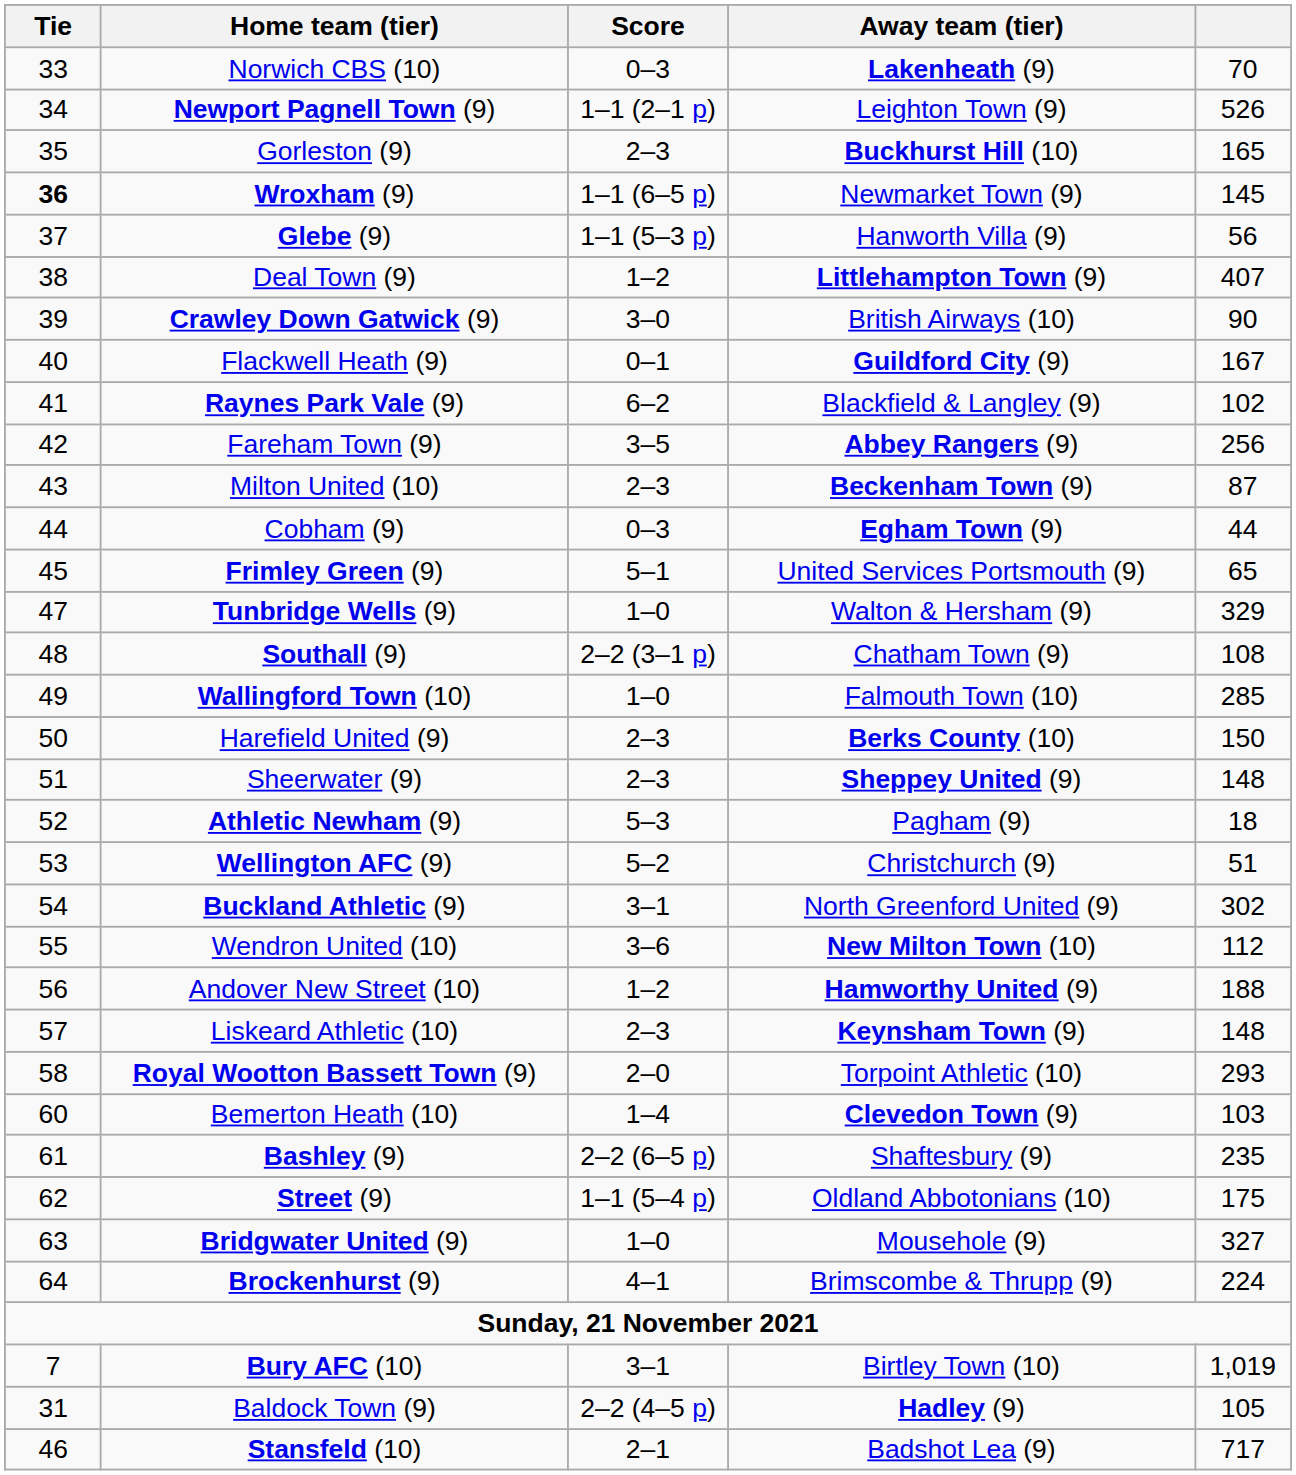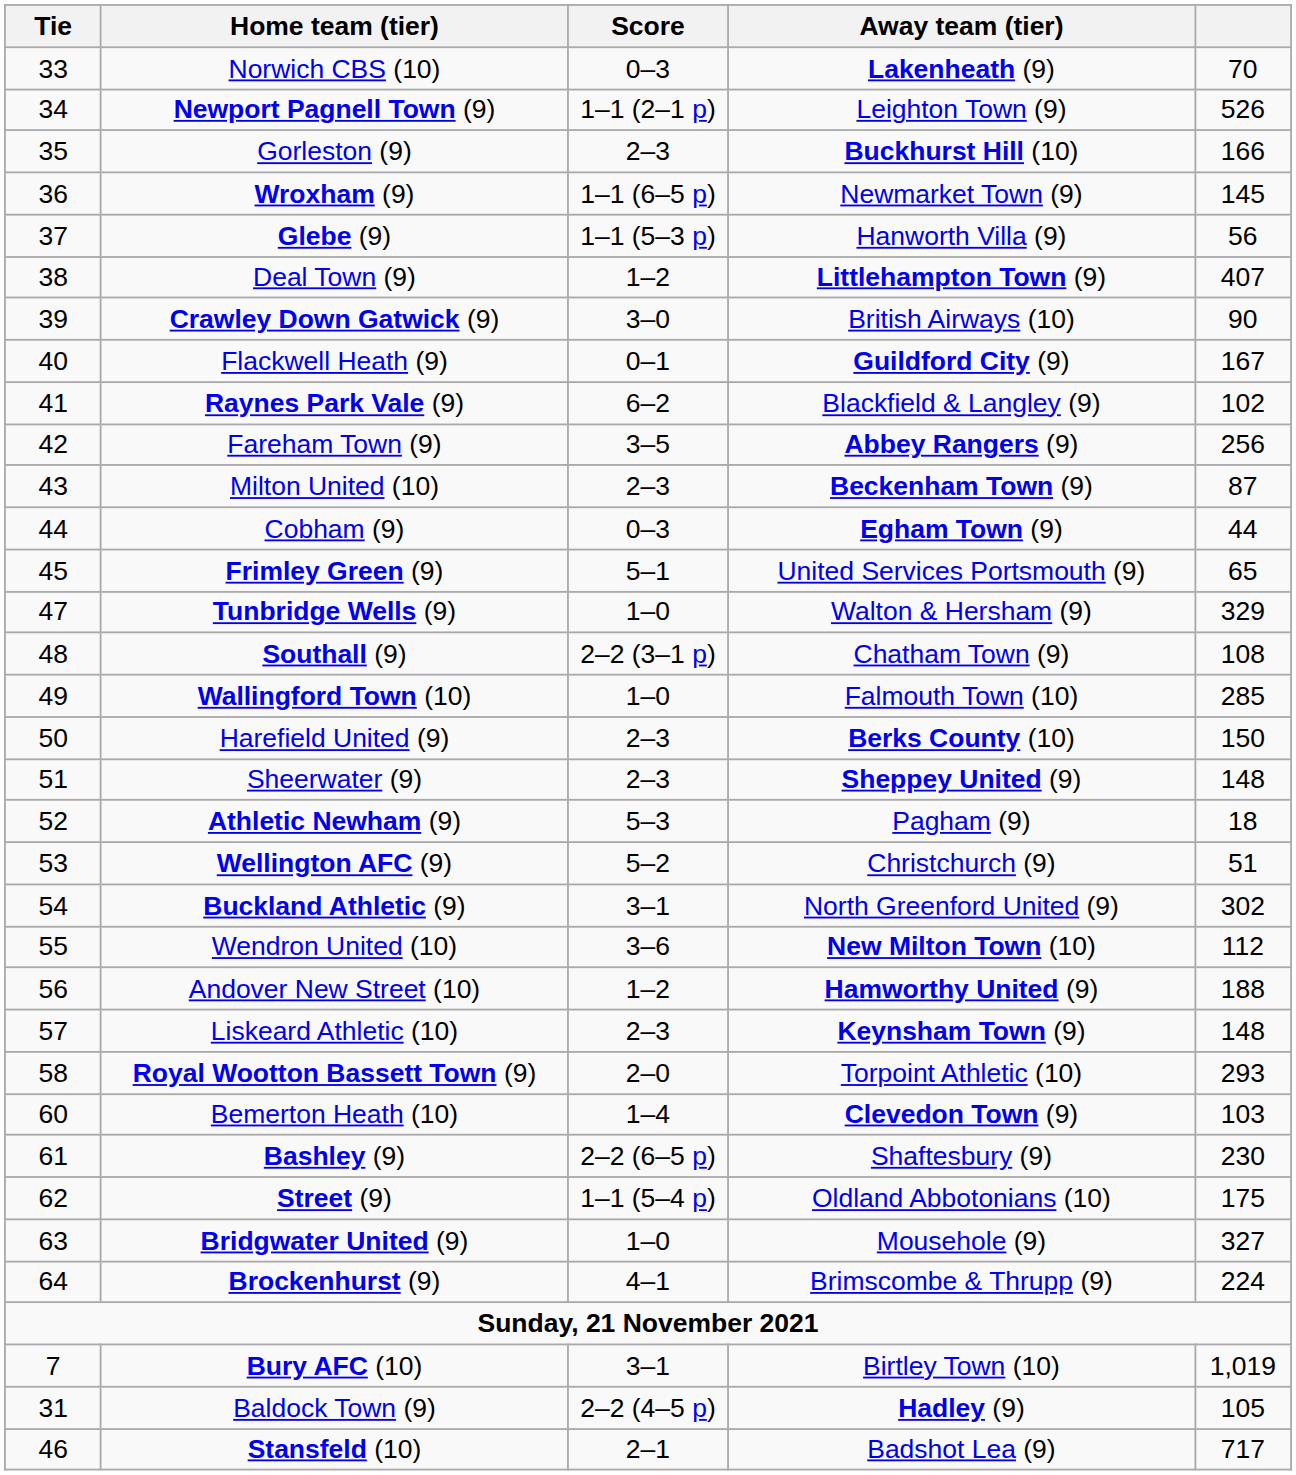(1243, 152) 165 -> (1243, 152) 166
(53, 194) bold -> (53, 194) normal
(1243, 1156) 235 -> (1243, 1156) 230
